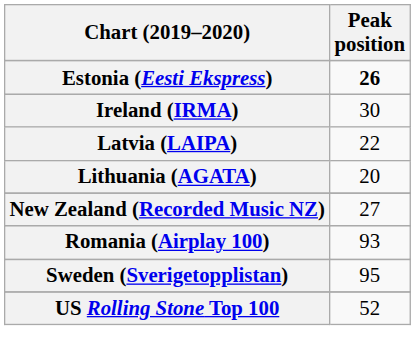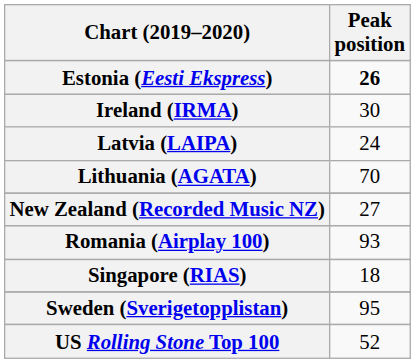(370, 143) 22 -> (370, 143) 24
(370, 176) 20 -> (370, 176) 70
+ row: (167, 275)
